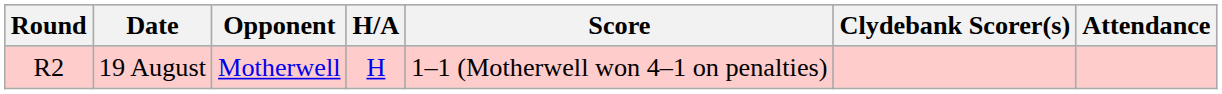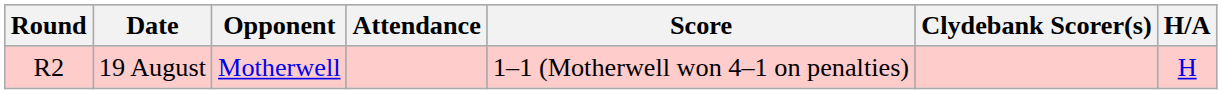columns swapped: (376, 25) <-> (1146, 25)
